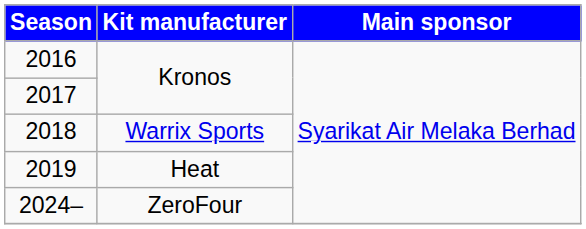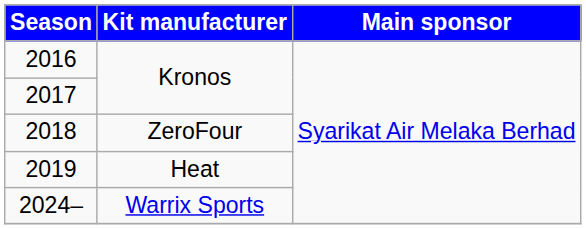(195, 132) Warrix Sports -> (195, 132) ZeroFour
(195, 205) ZeroFour -> (195, 205) Warrix Sports
